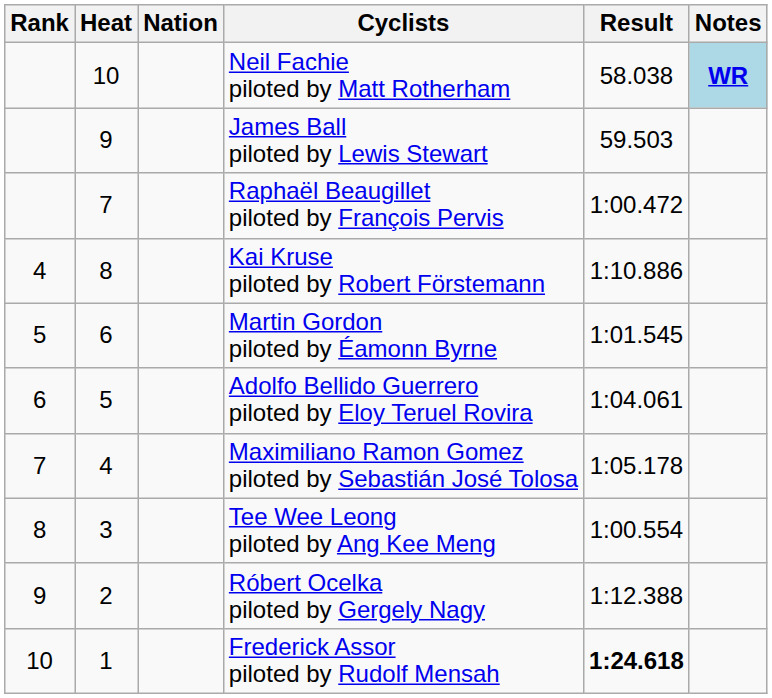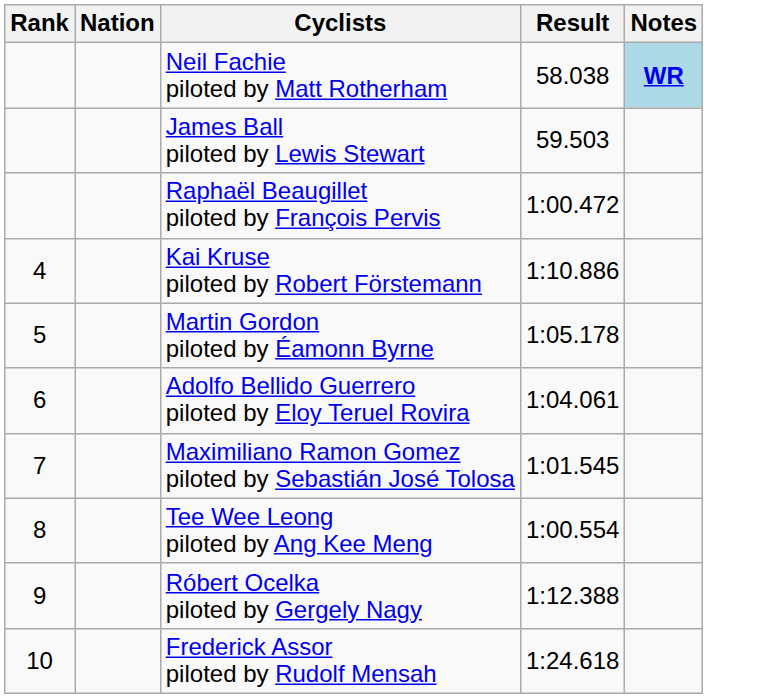- column: (106, 23)
(636, 335) 1:01.545 -> (573, 335) 1:05.178
(636, 465) 1:05.178 -> (573, 465) 1:01.545
(636, 660) bold -> (573, 660) normal
